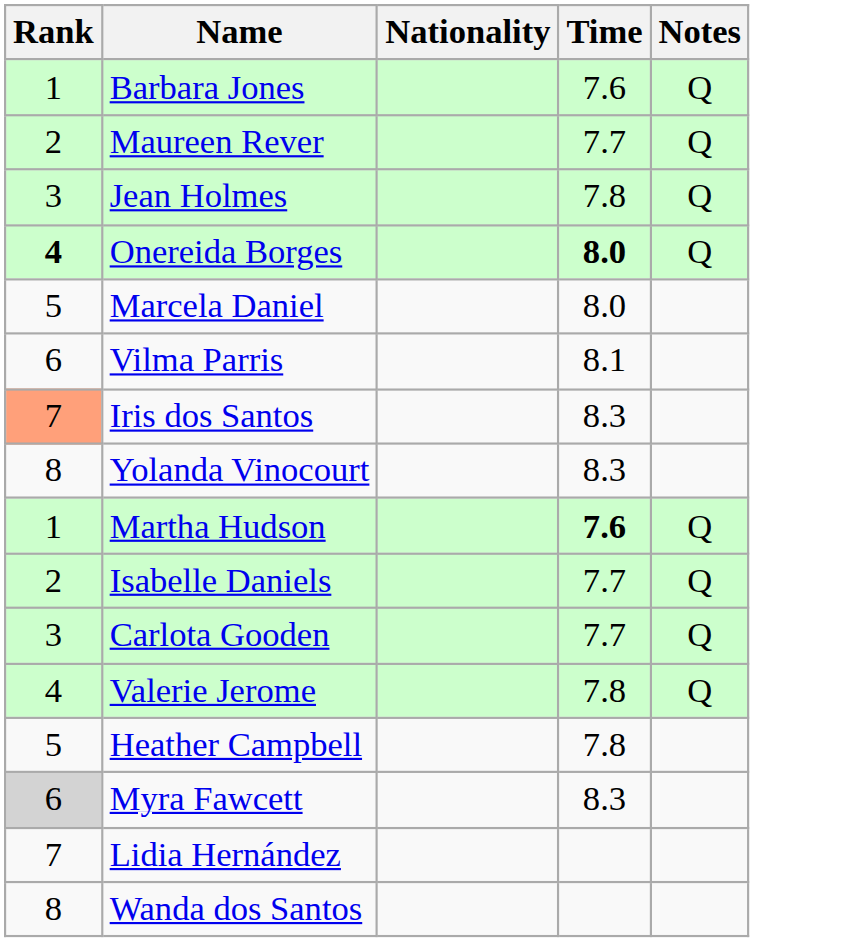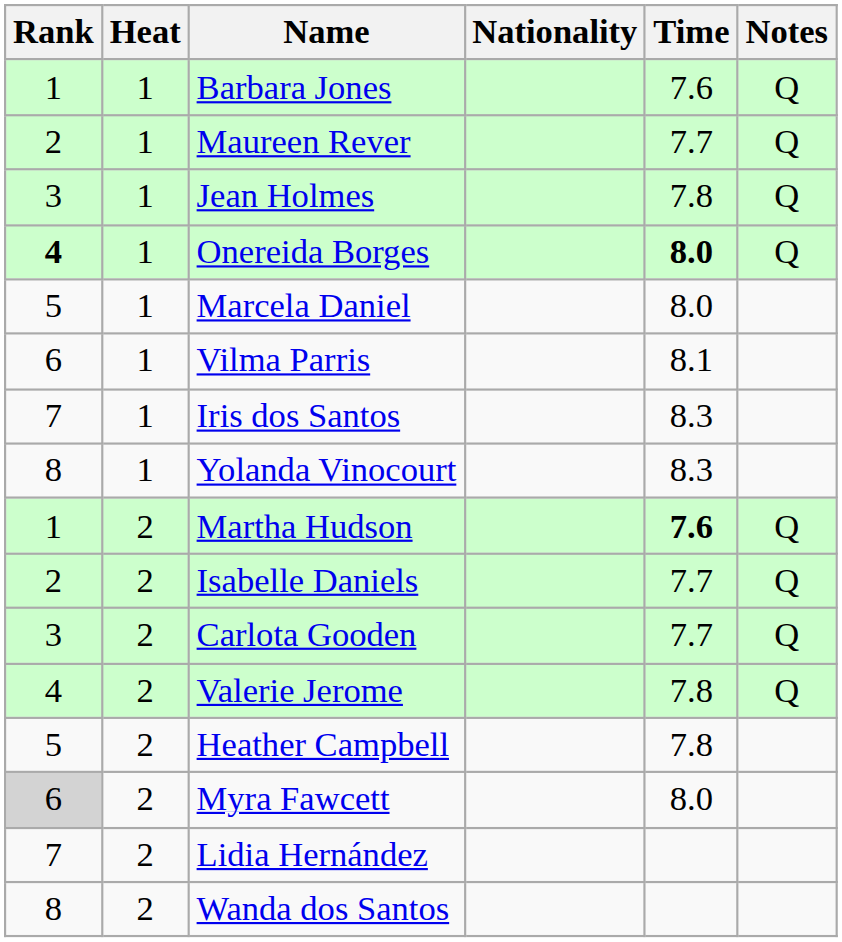+ column: (145, 31)
(53, 415) lightsalmon background -> (53, 415) no background
(604, 799) 8.3 -> (691, 799) 8.0
